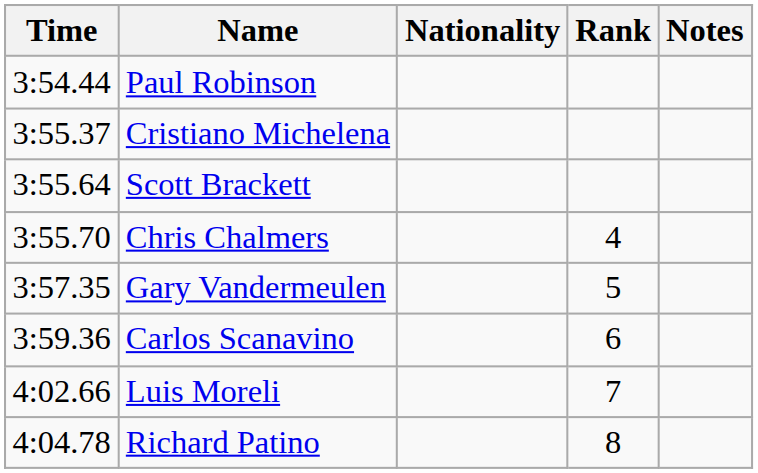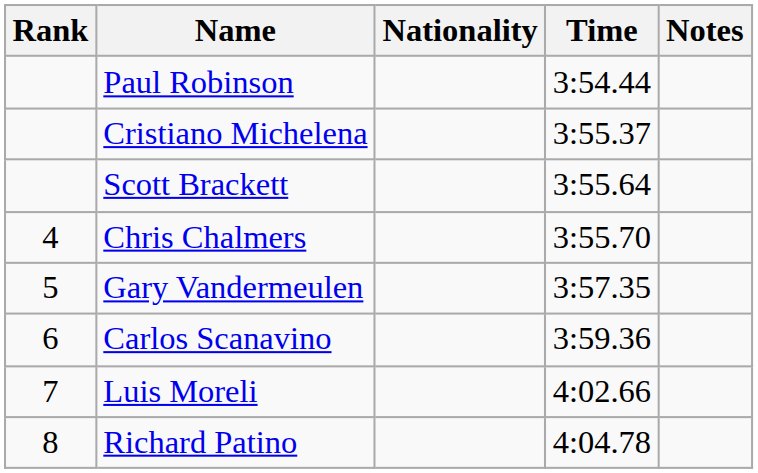columns swapped: (613, 30) <-> (62, 30)
